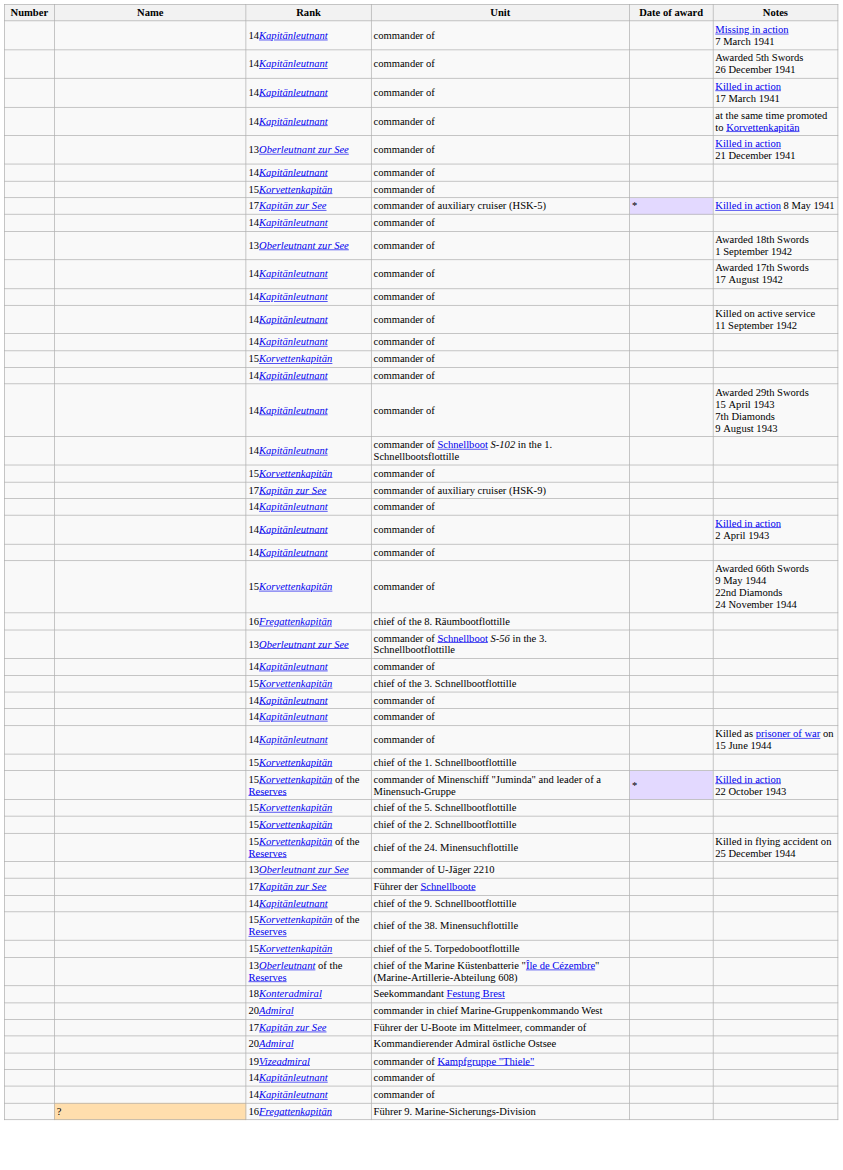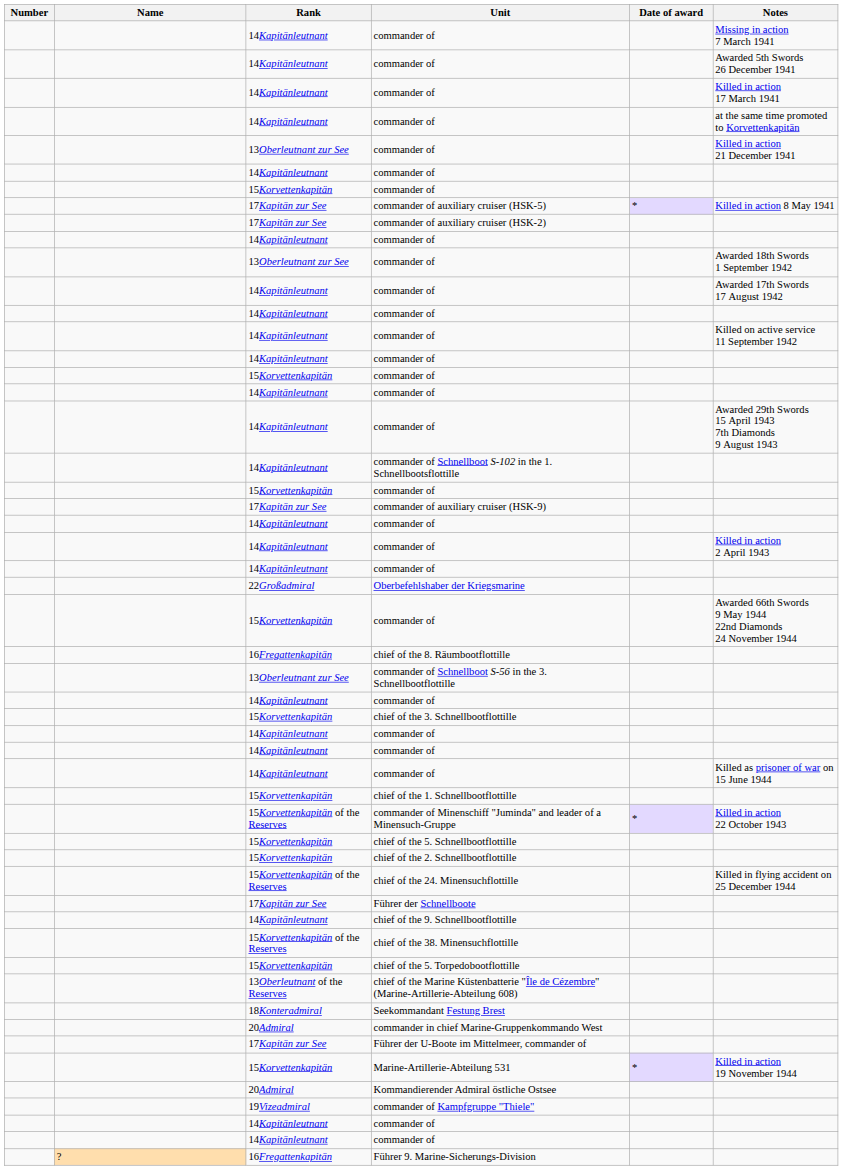+ row: (288, 223)
+ row: (281, 586)
- row: (299, 870)
+ row: (290, 1067)
